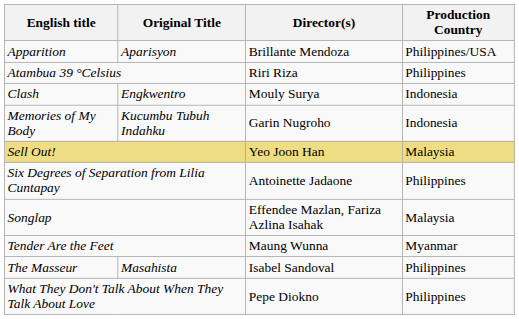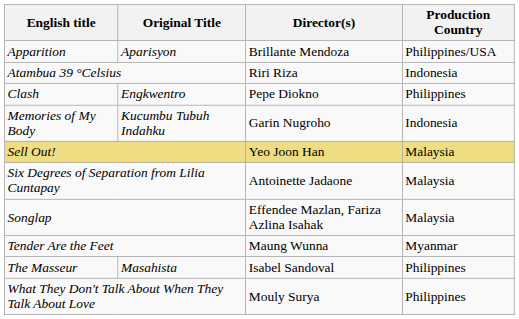(436, 72) Philippines -> (431, 72) Indonesia
(284, 94) Mouly Surya -> (284, 94) Pepe Diokno
(431, 94) Indonesia -> (436, 94) Philippines
(436, 180) Philippines -> (430, 180) Malaysia
(284, 296) Pepe Diokno -> (284, 296) Mouly Surya
